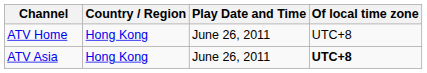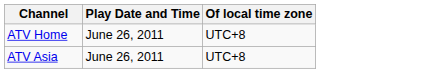- column: (136, 14)
(332, 57) bold -> (226, 57) normal
